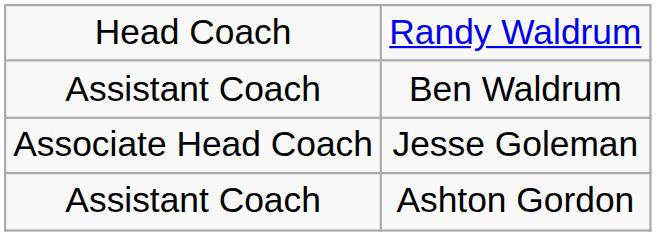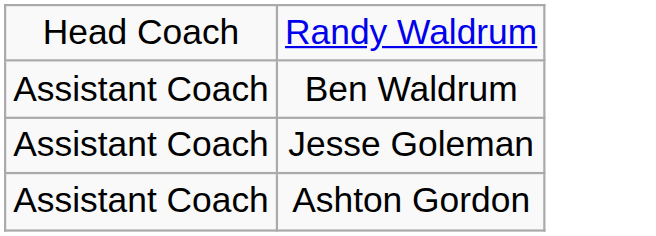(193, 144) Associate Head Coach -> (141, 144) Assistant Coach
